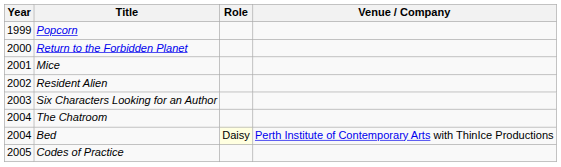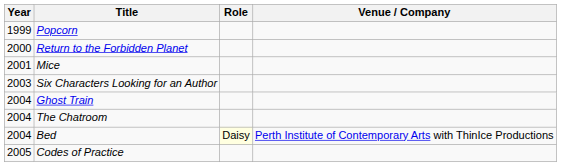- row: (72, 83)
+ row: (65, 100)
